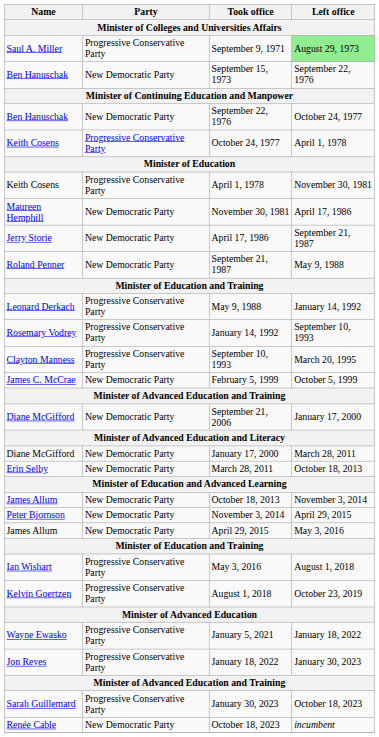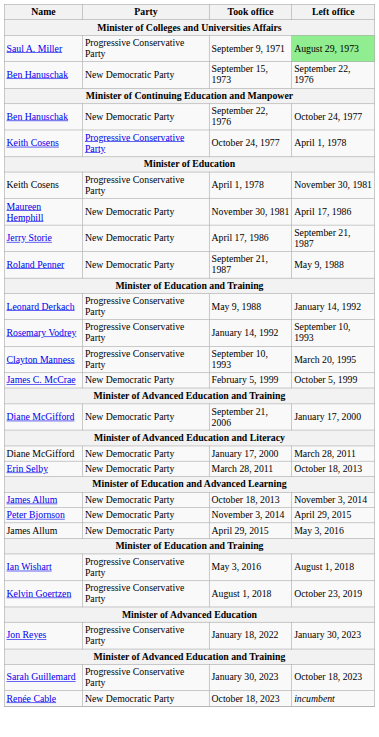- row: (243, 635)
